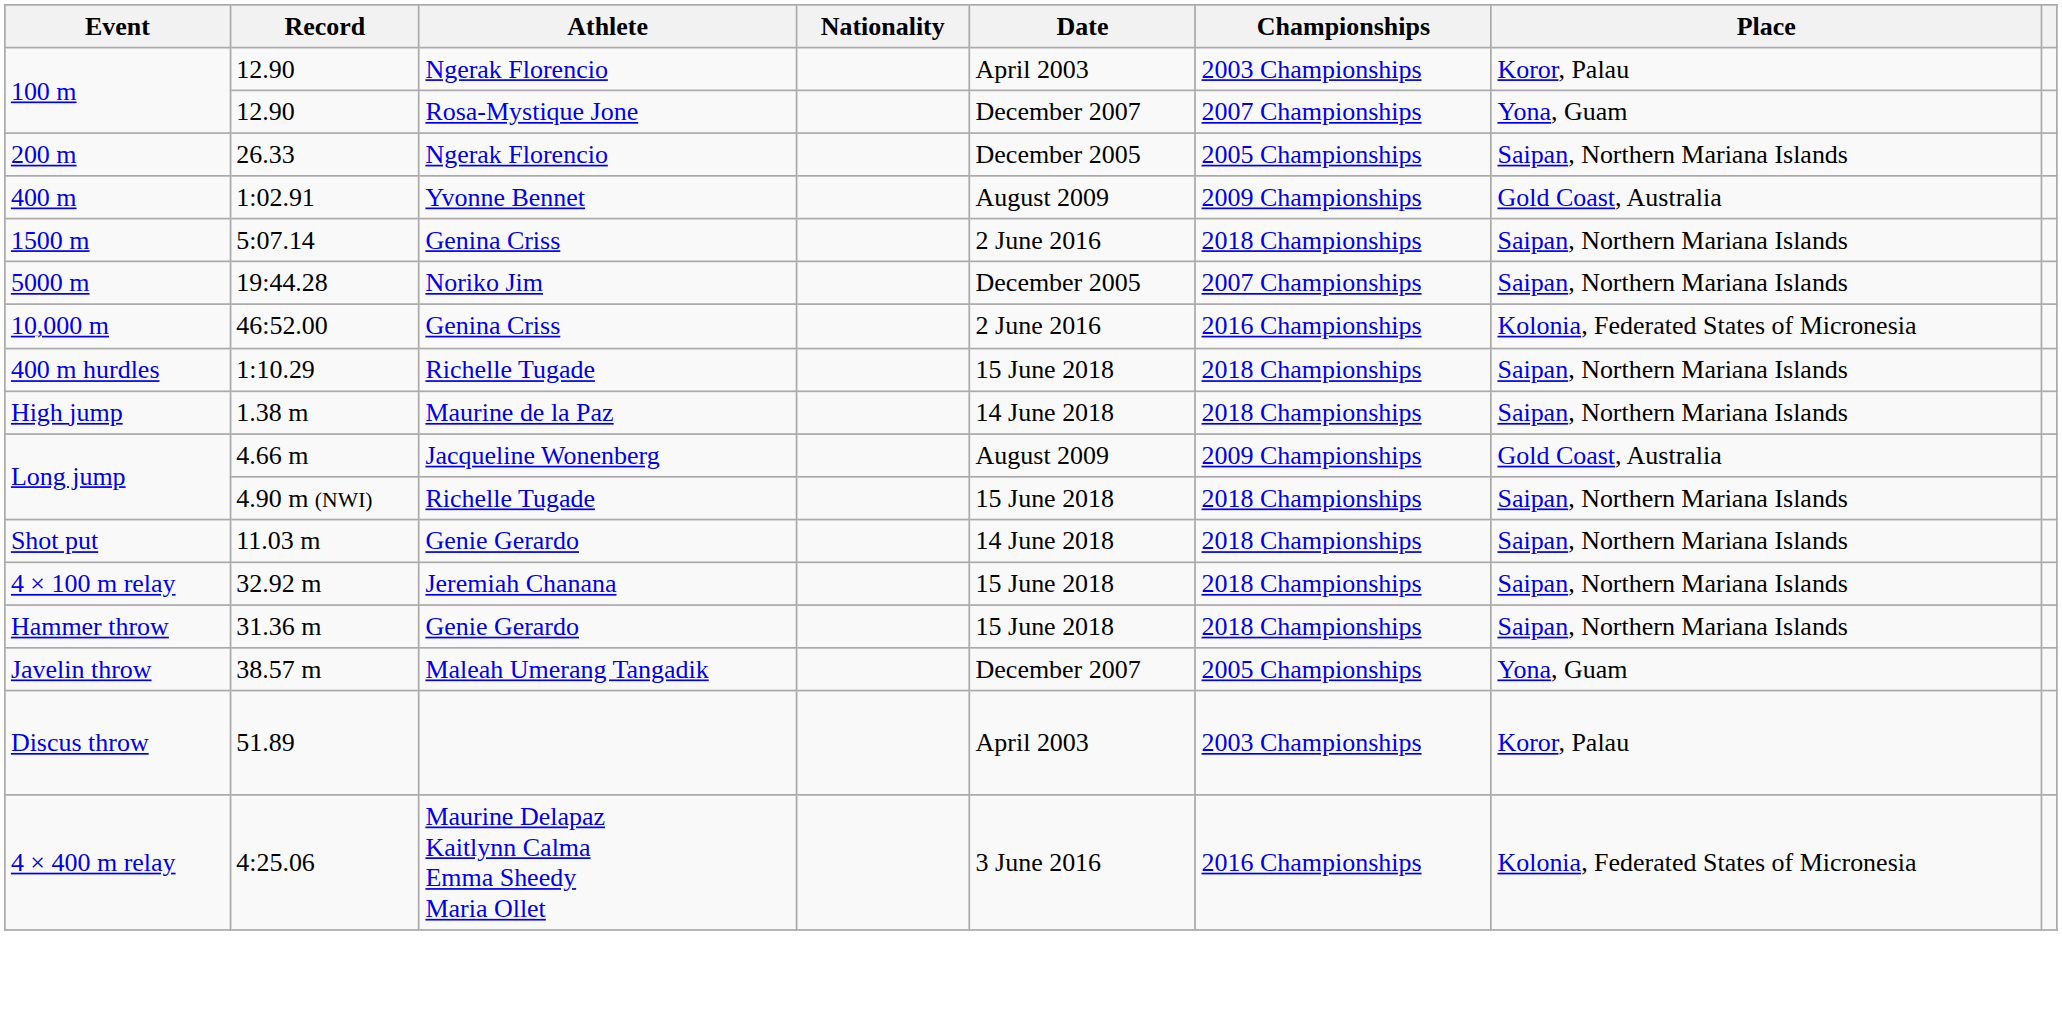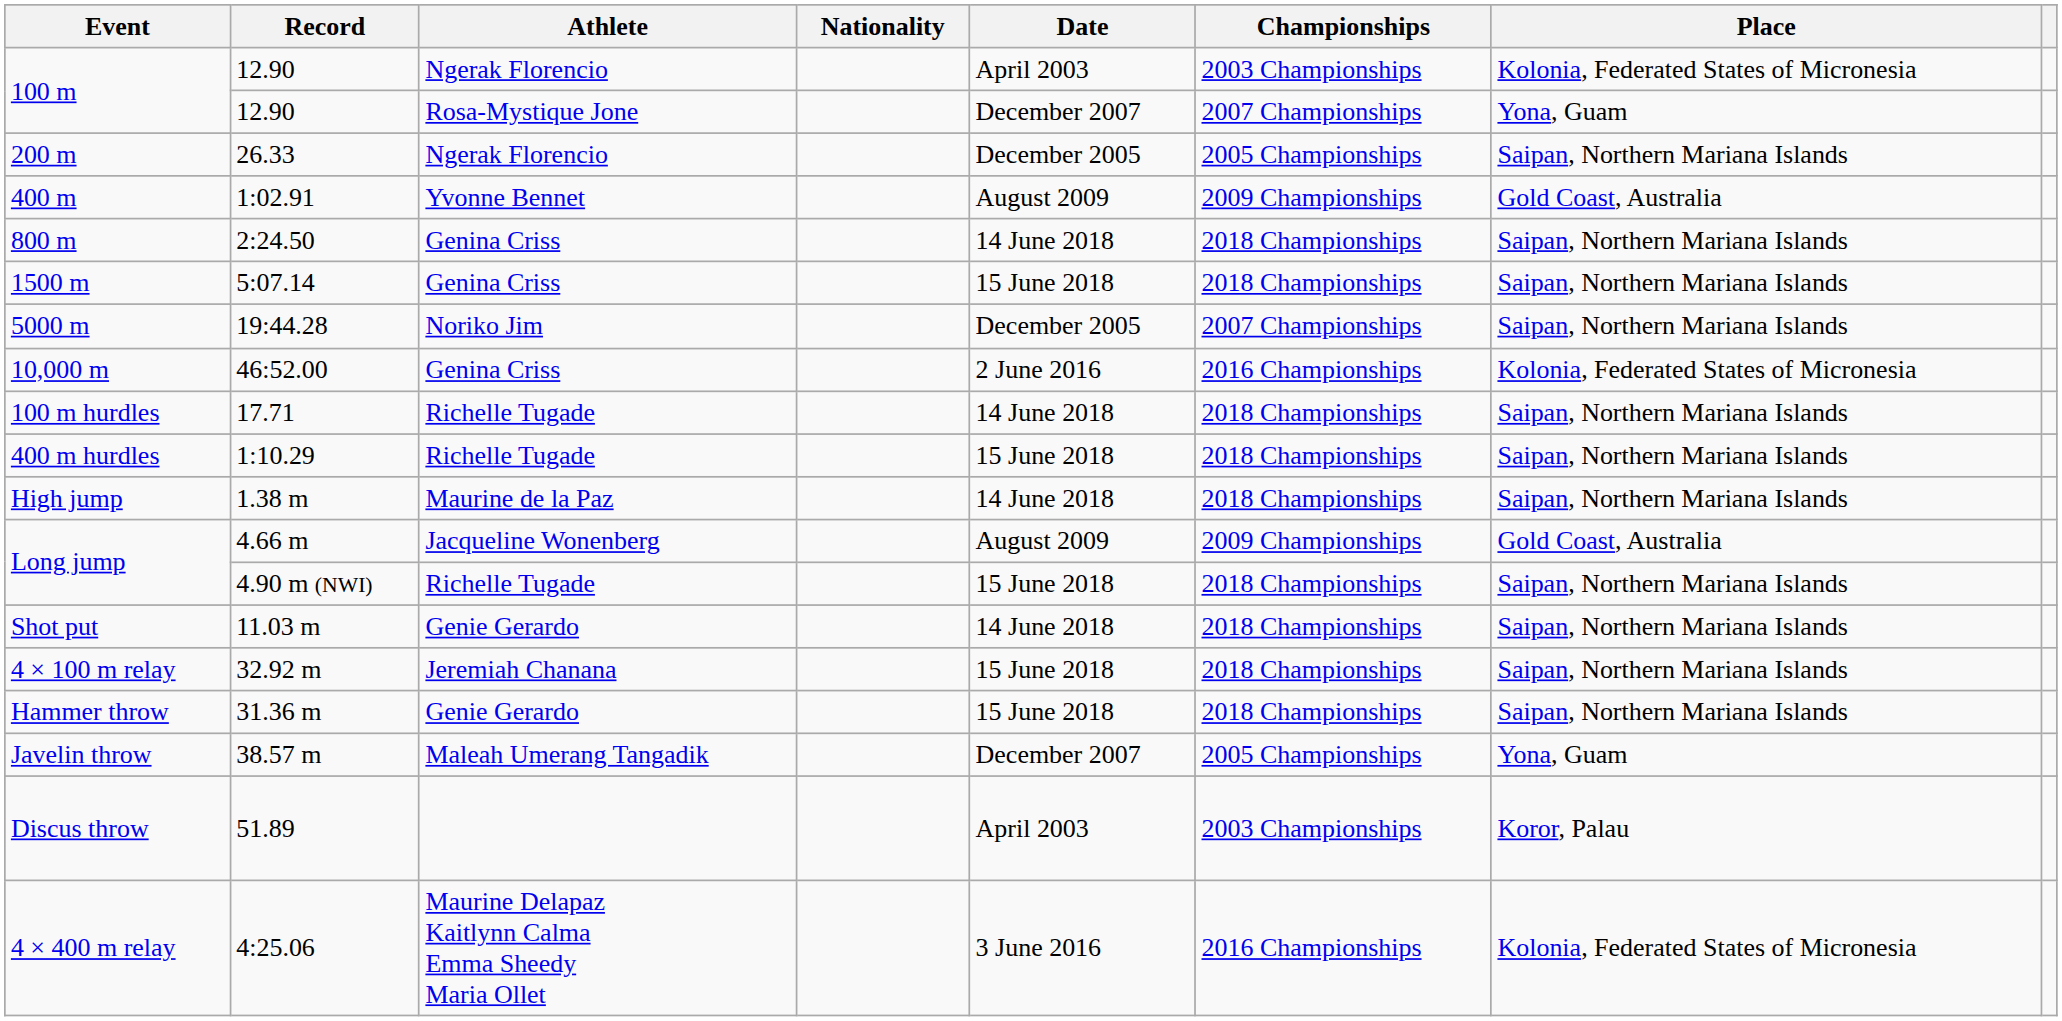(1563, 68) Koror, Palau -> (1707, 68) Kolonia, Federated States of Micronesia
+ row: (276, 240)
(1038, 240) 2 June 2016 -> (1045, 283) 15 June 2018
+ row: (265, 411)
